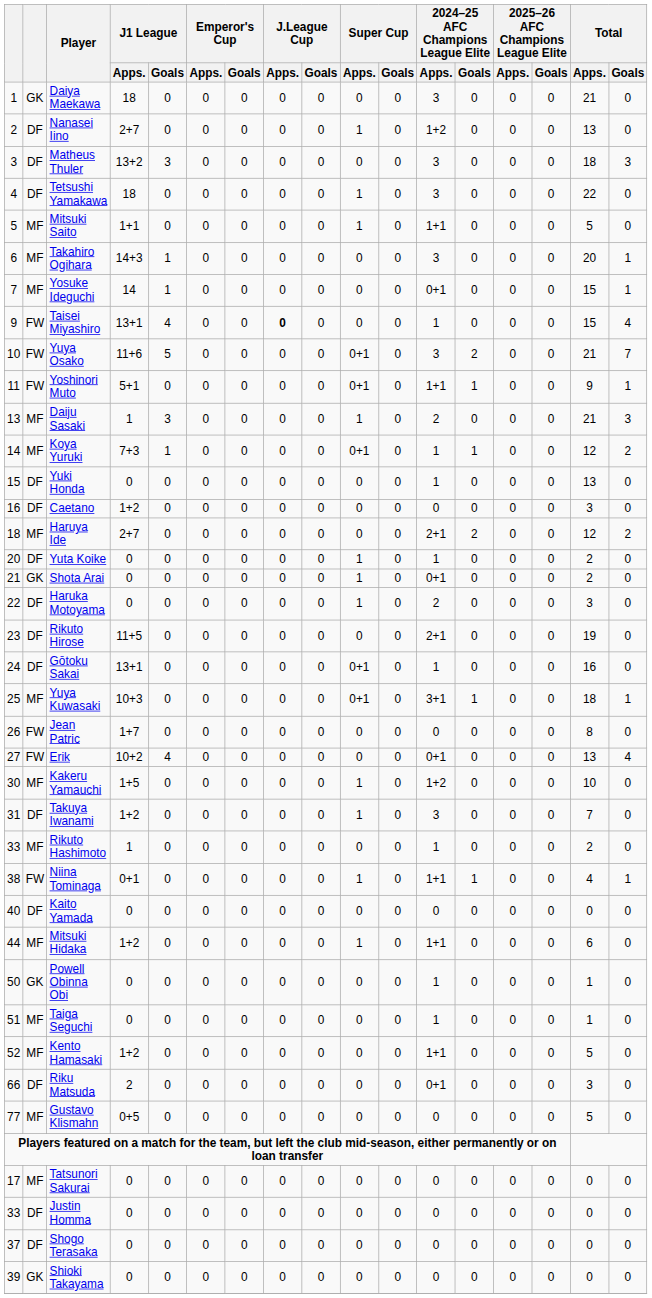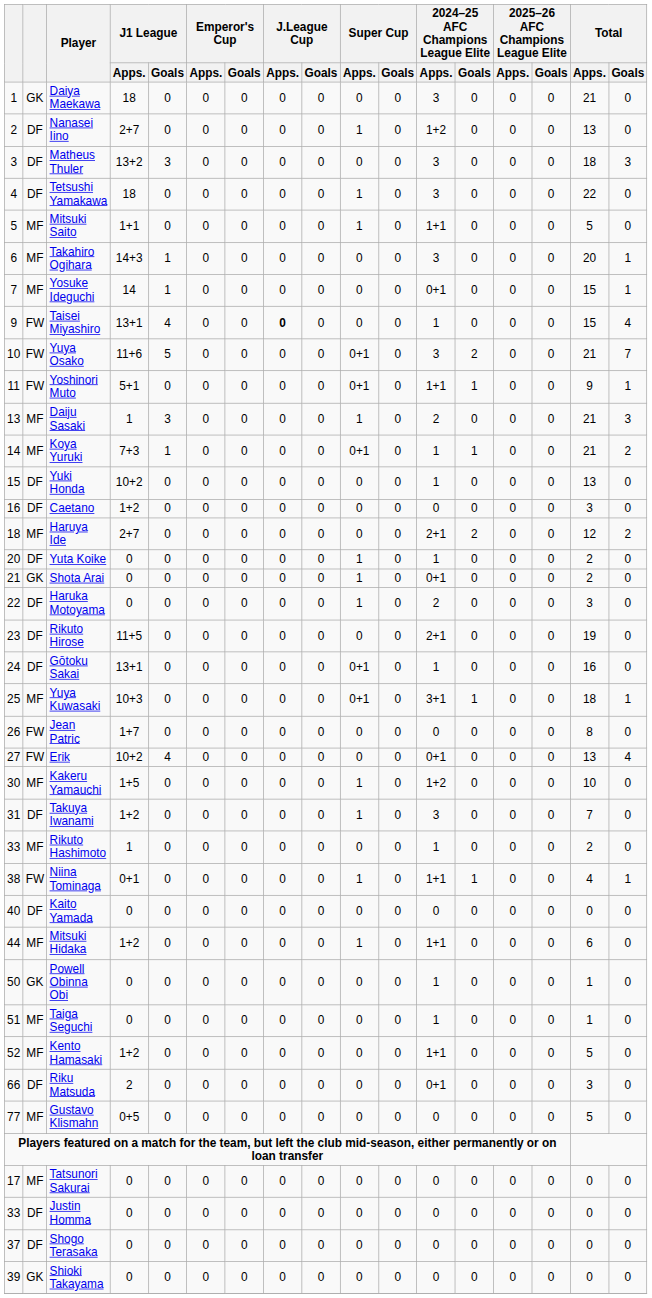(589, 451) 12 -> (589, 451) 21
(129, 483) 0 -> (129, 483) 10+2
